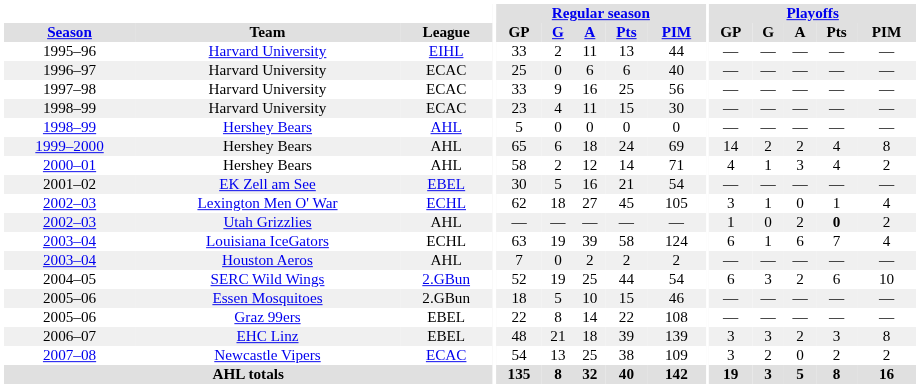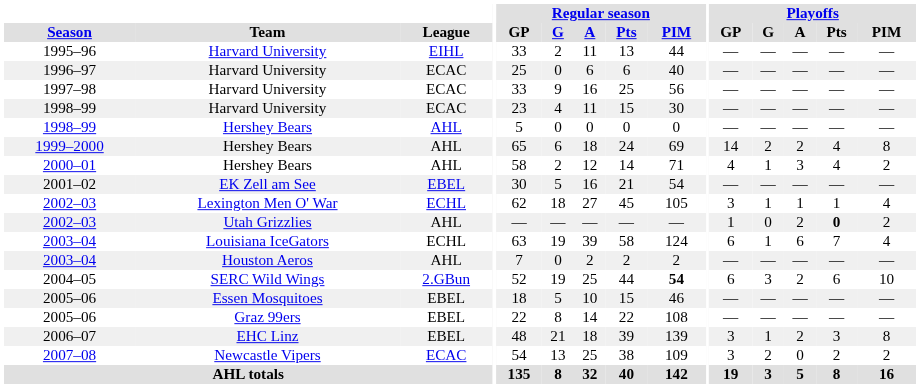(800, 203) 0 -> (800, 203) 1
(676, 279) normal -> (676, 279) bold
(446, 298) 2.GBun -> (446, 298) EBEL
(768, 336) 3 -> (768, 336) 1
